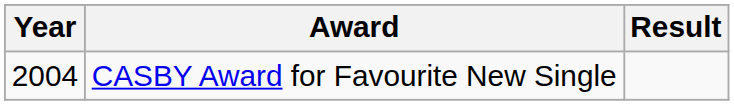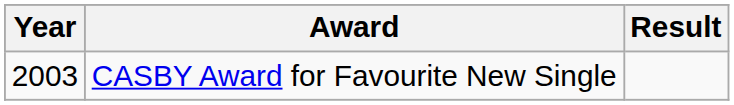(45, 75) 2004 -> (45, 75) 2003
